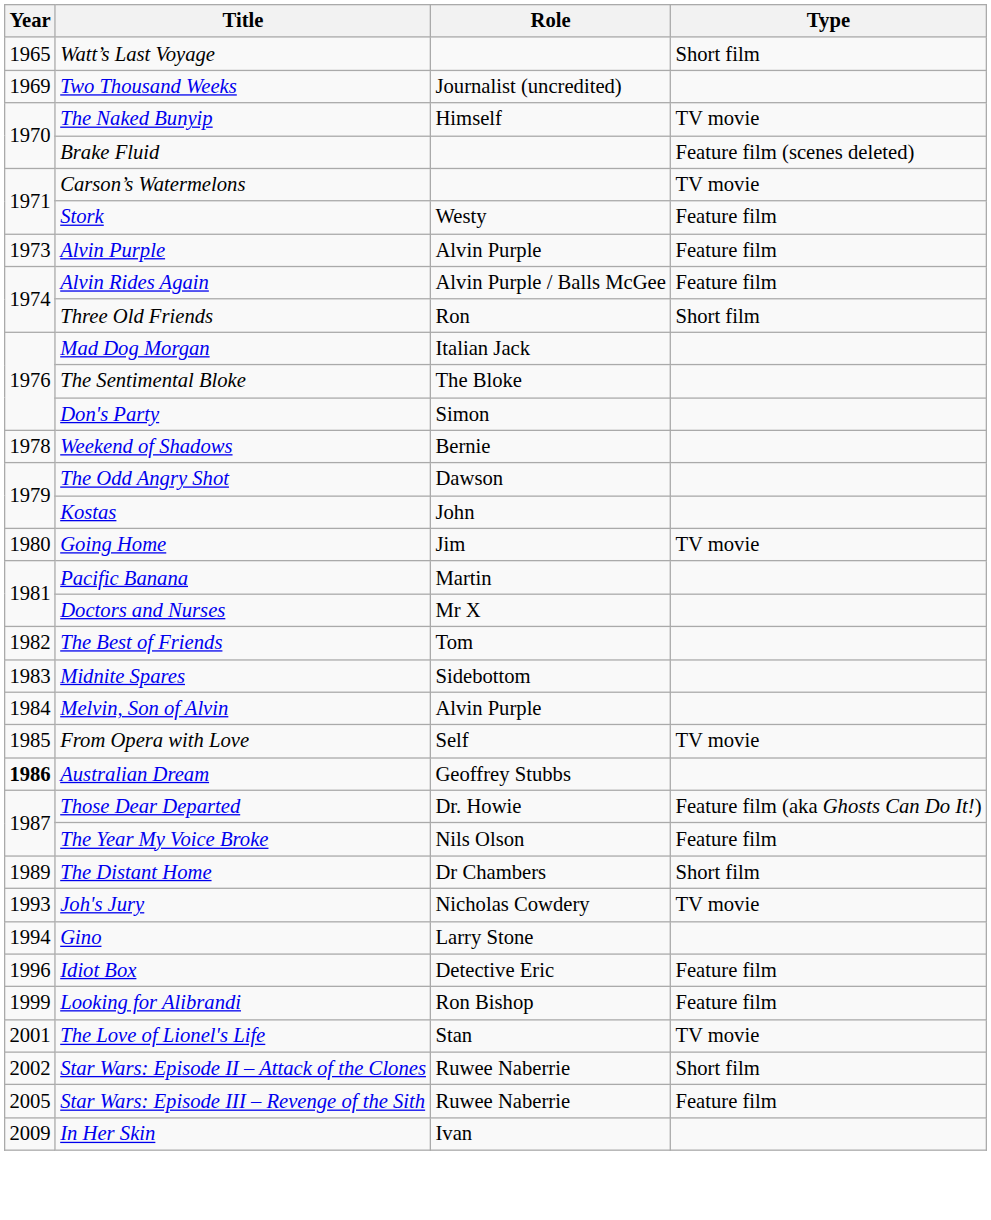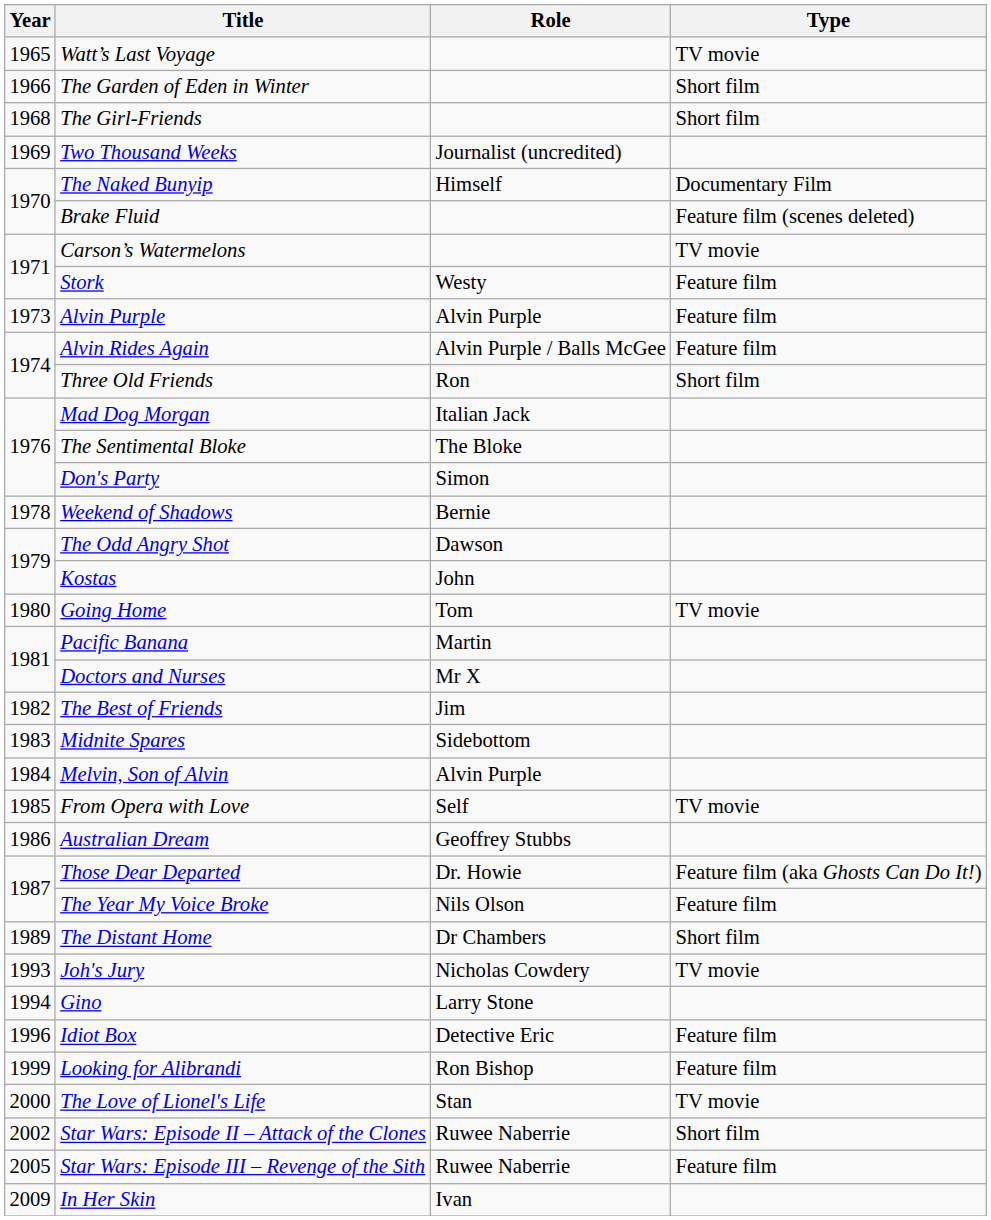(718, 53) Short film -> (717, 53) TV movie
+ row: (184, 86)
+ row: (131, 119)
(717, 119) TV movie -> (754, 184) Documentary Film
(450, 544) Jim -> (454, 610) Tom
(454, 642) Tom -> (450, 708) Jim
(30, 773) bold -> (30, 839) normal
(30, 1035) 2001 -> (30, 1101) 2000
